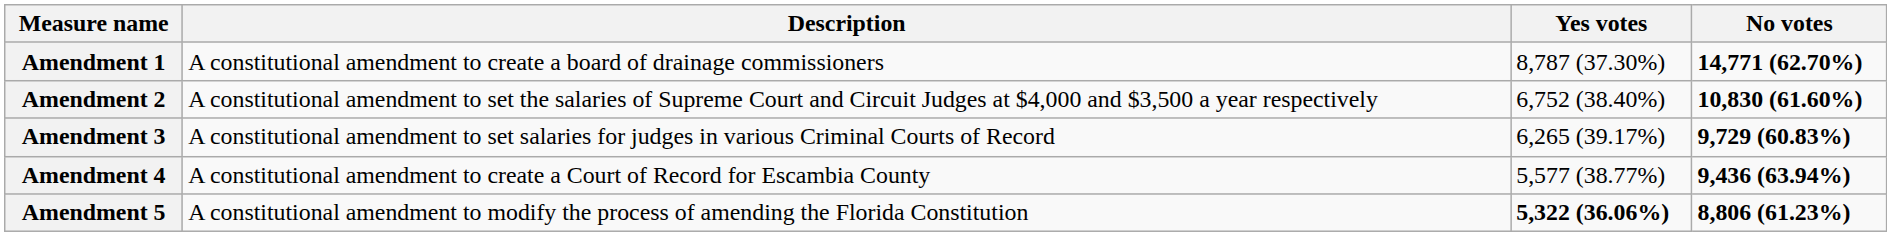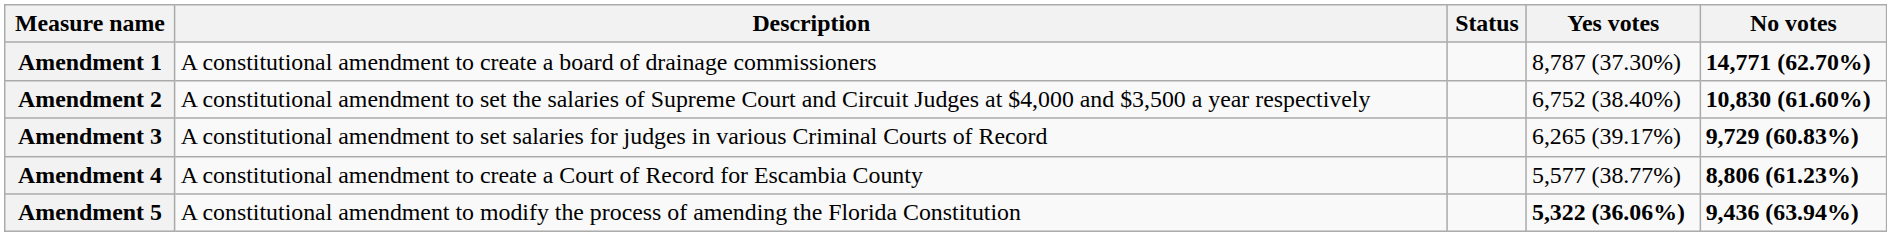+ column: (1487, 23)
(1774, 174) 9,436 (63.94%) -> (1782, 174) 8,806 (61.23%)
(1774, 212) 8,806 (61.23%) -> (1782, 212) 9,436 (63.94%)
